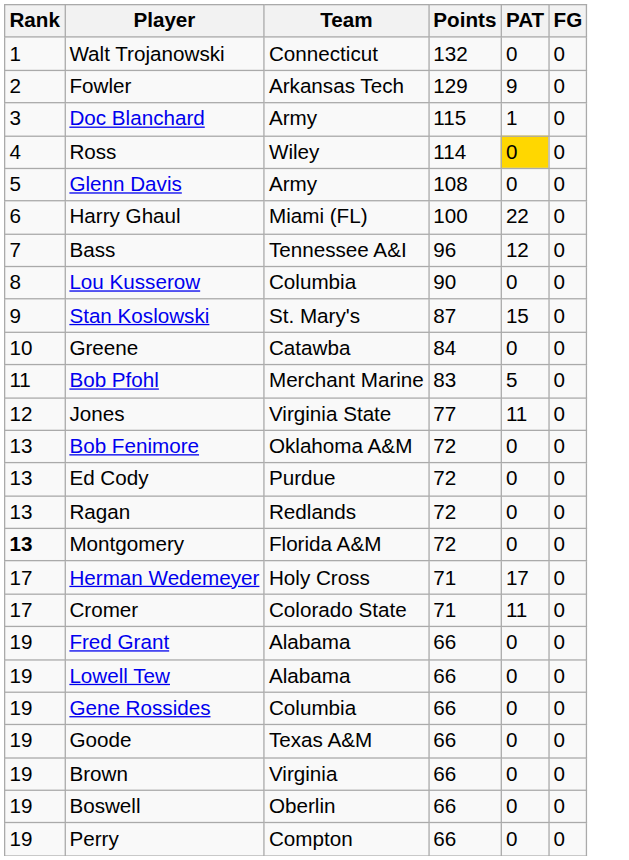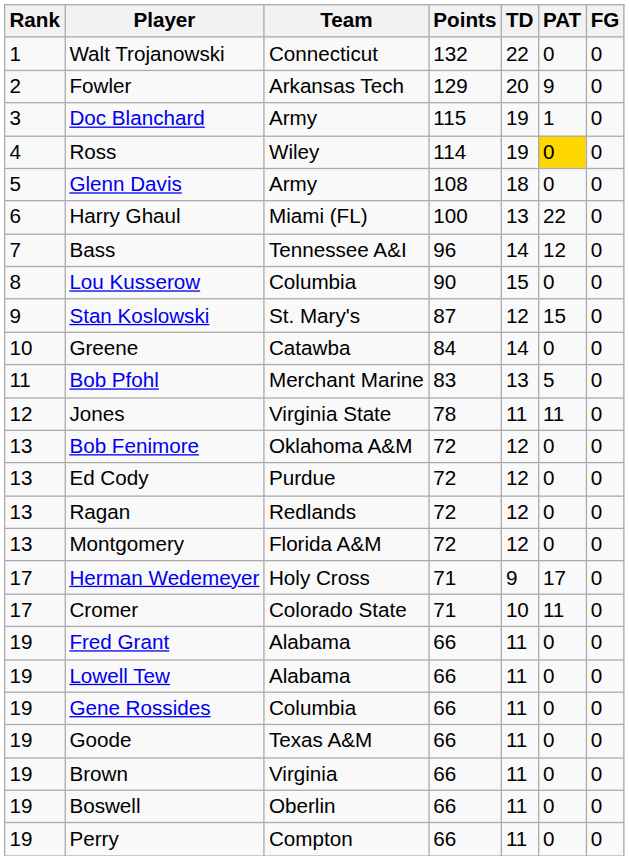+ column: (520, 20)
(445, 413) 77 -> (445, 413) 78
(21, 544) bold -> (21, 544) normal
